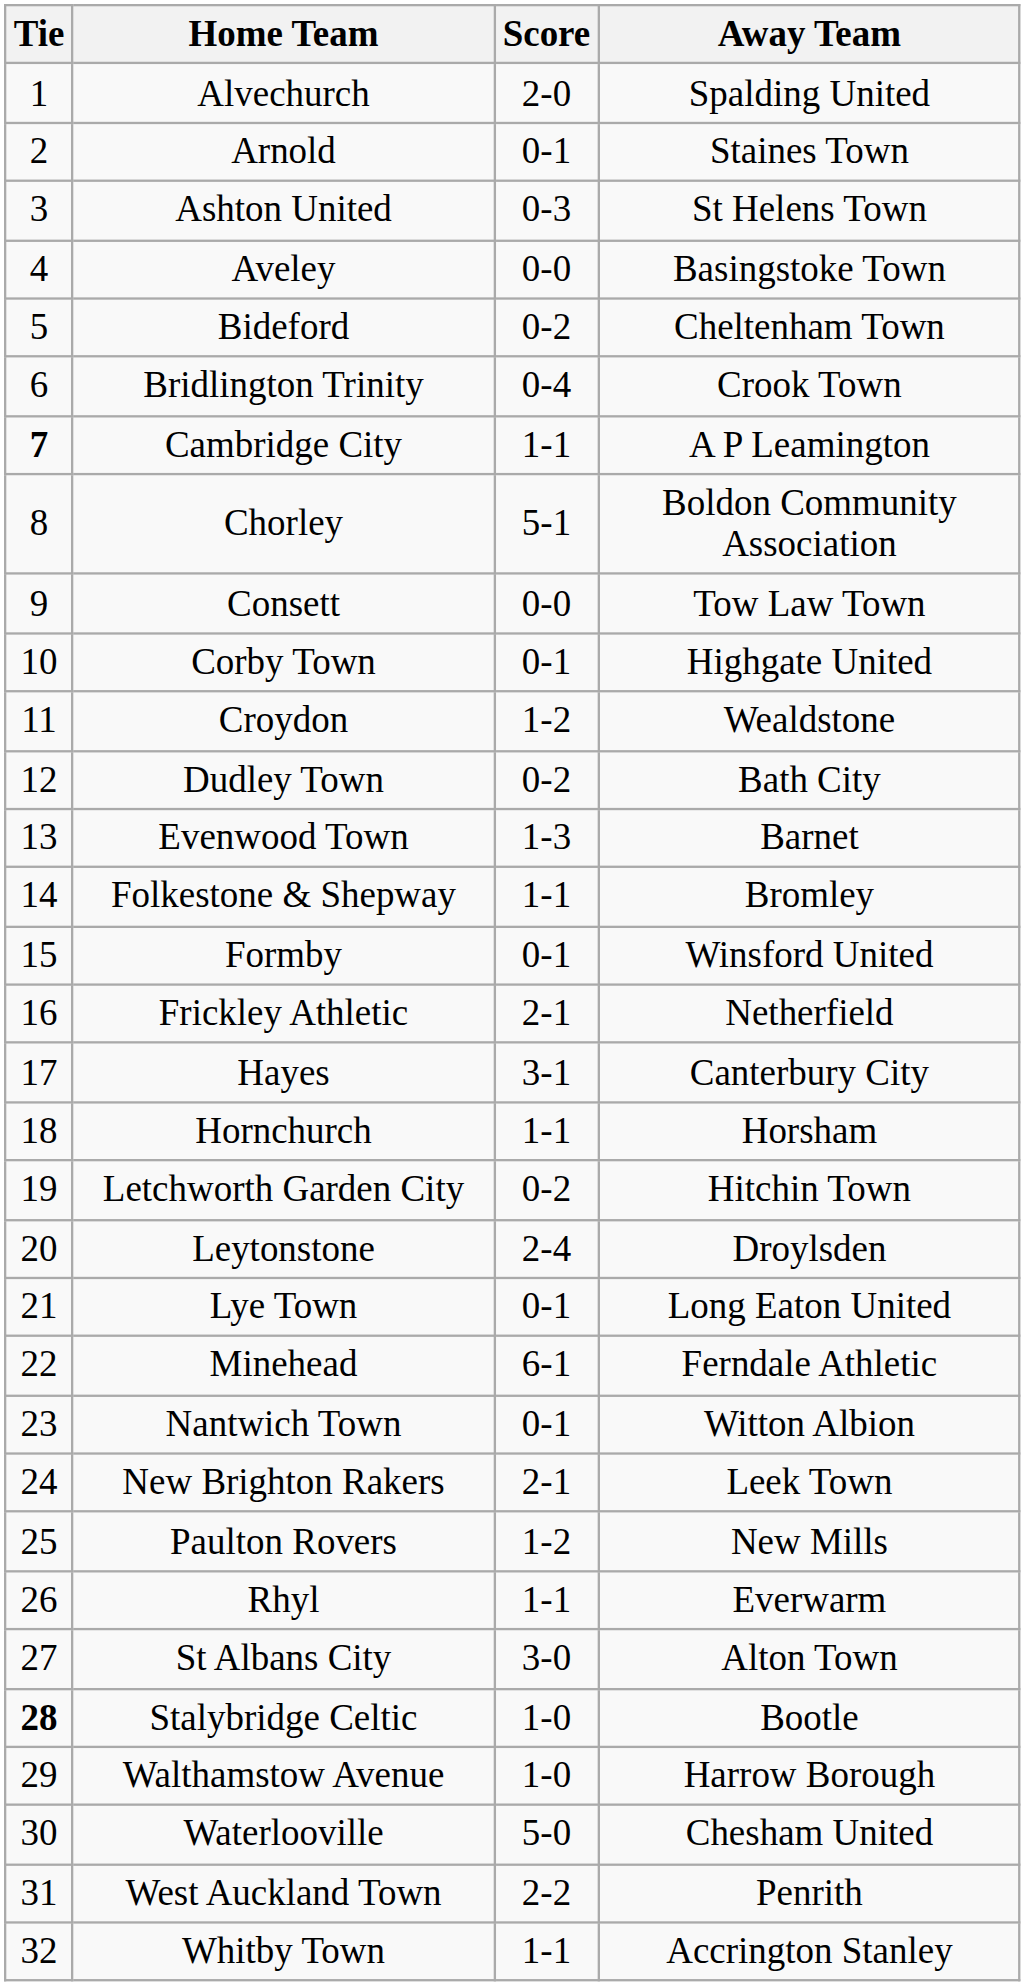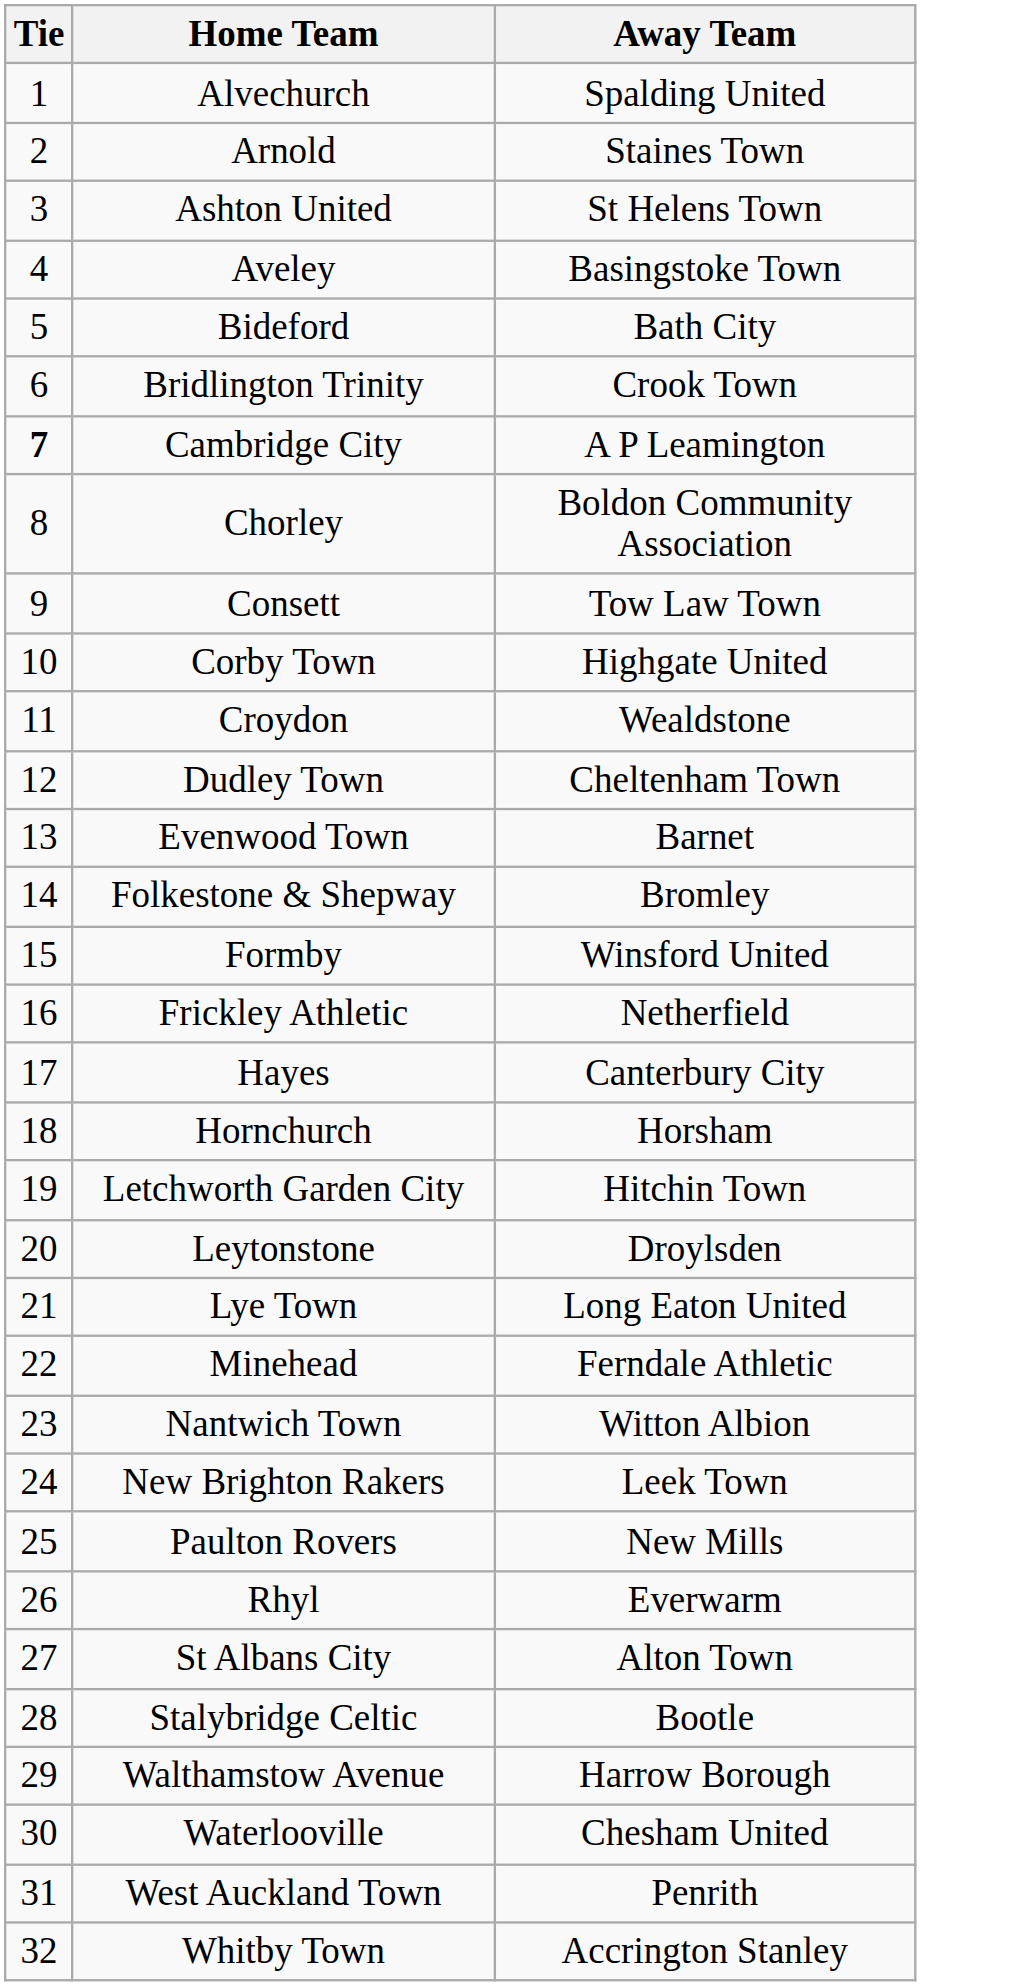- column: (546, 33)
(809, 326) Cheltenham Town -> (705, 326) Bath City
(809, 778) Bath City -> (705, 778) Cheltenham Town
(39, 1716) bold -> (39, 1716) normal
